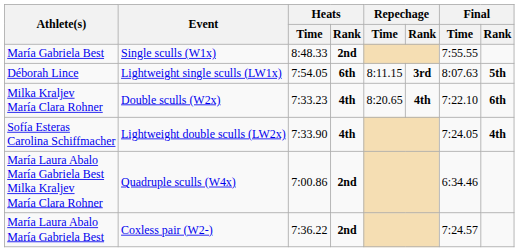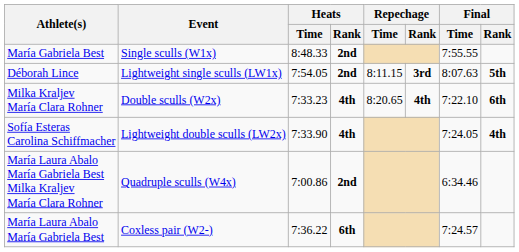(347, 73) 6th -> (347, 73) 2nd
(347, 230) 2nd -> (347, 230) 6th
